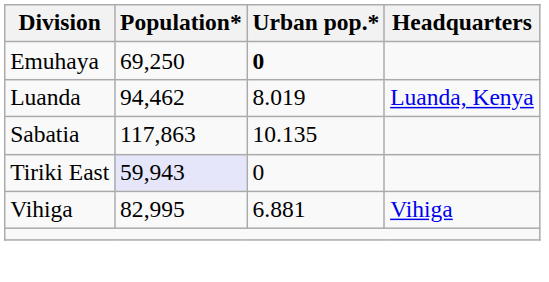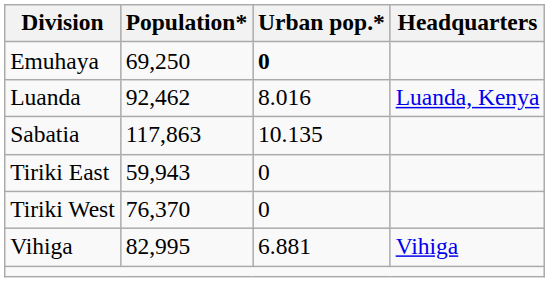(152, 97) 94,462 -> (158, 97) 92,462
(279, 97) 8.019 -> (284, 97) 8.016
(152, 172) lavender background -> (158, 172) no background
+ row: (62, 209)
